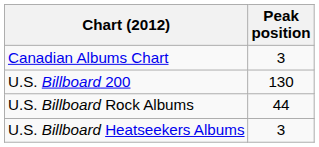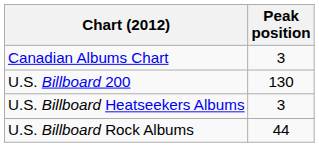rows swapped: (101, 105) <-> (126, 130)
